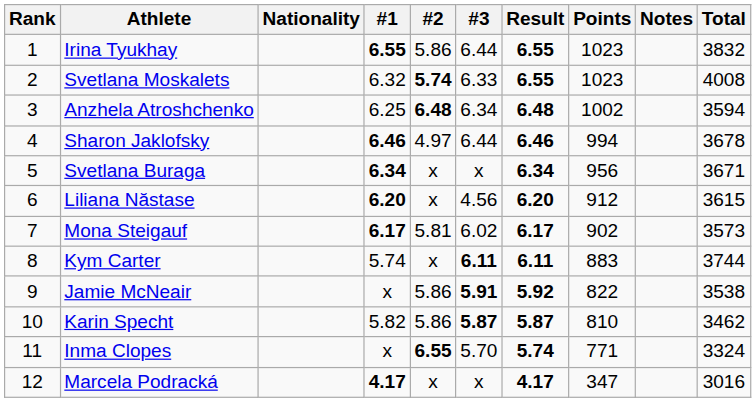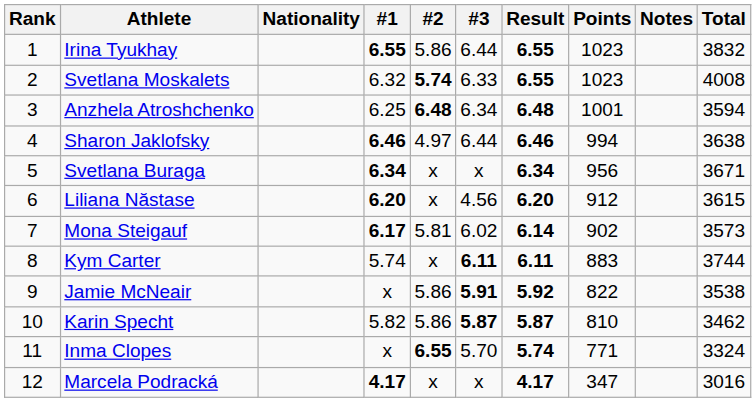(602, 110) 1002 -> (602, 110) 1001
(724, 140) 3678 -> (724, 140) 3638
(535, 230) 6.17 -> (535, 230) 6.14
